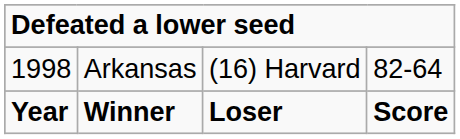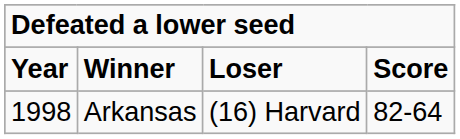rows swapped: (40, 111) <-> (41, 68)
